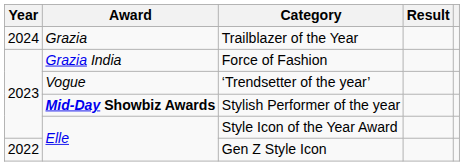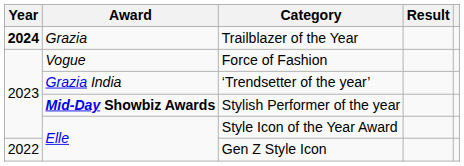(23, 37) normal -> (23, 37) bold
(83, 60) Grazia India -> (66, 60) Vogue
(66, 82) Vogue -> (83, 82) Grazia India
